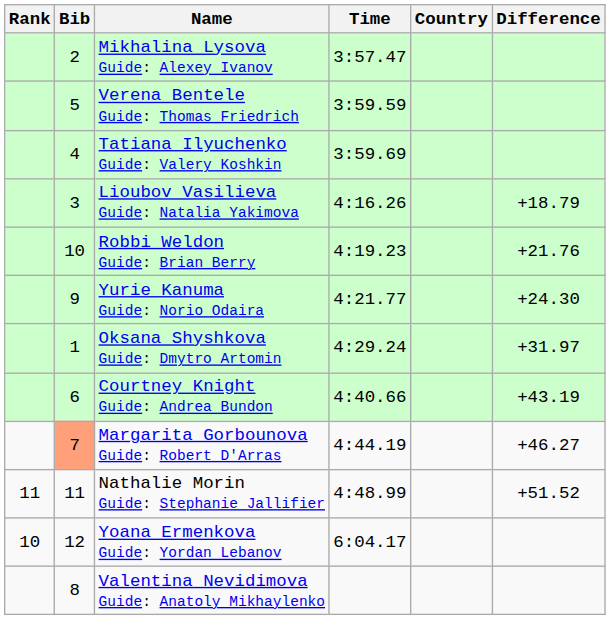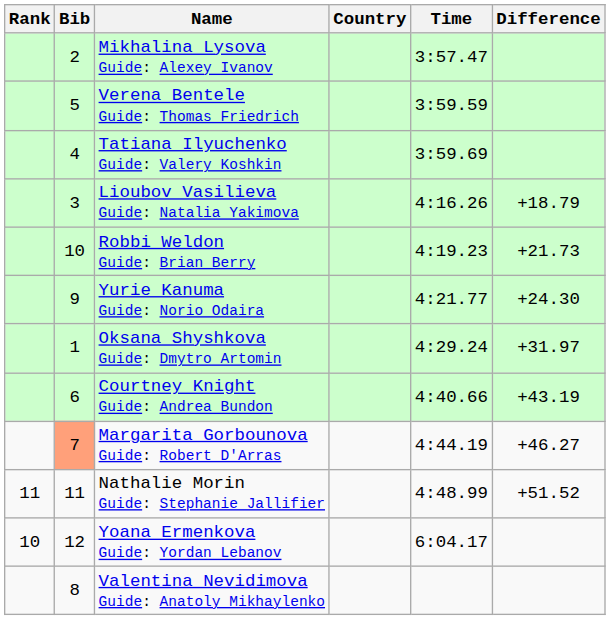columns swapped: (451, 19) <-> (370, 19)
(549, 251) +21.76 -> (549, 251) +21.73
